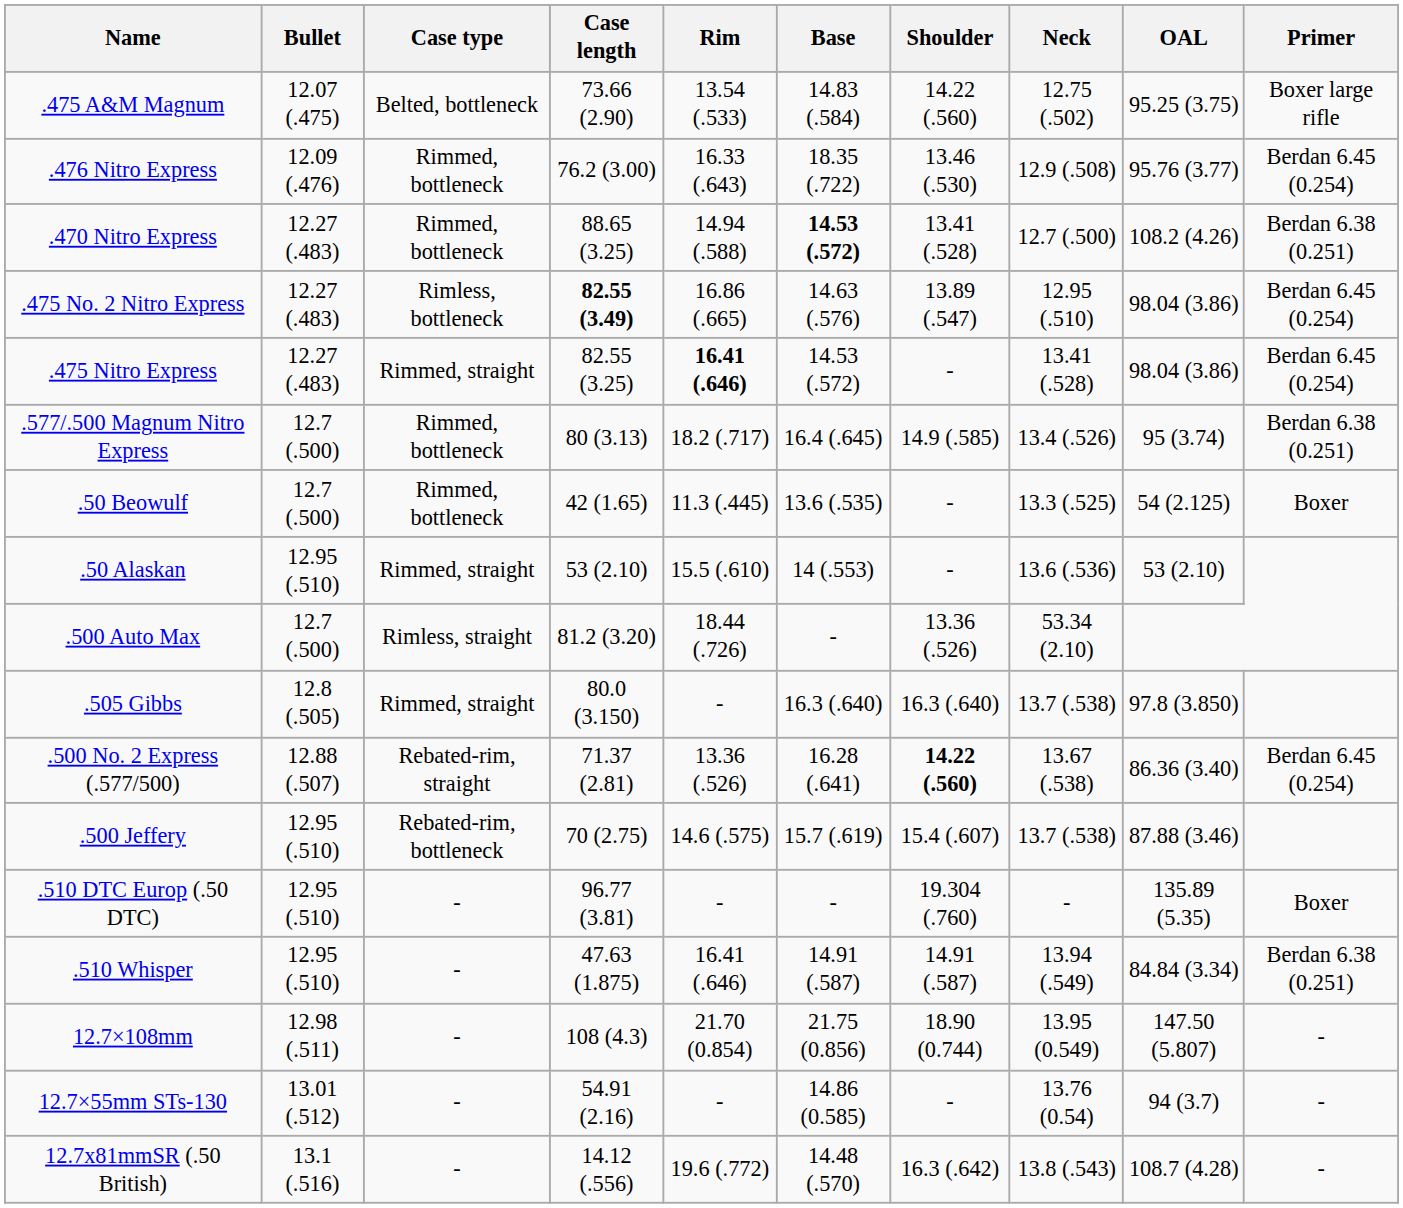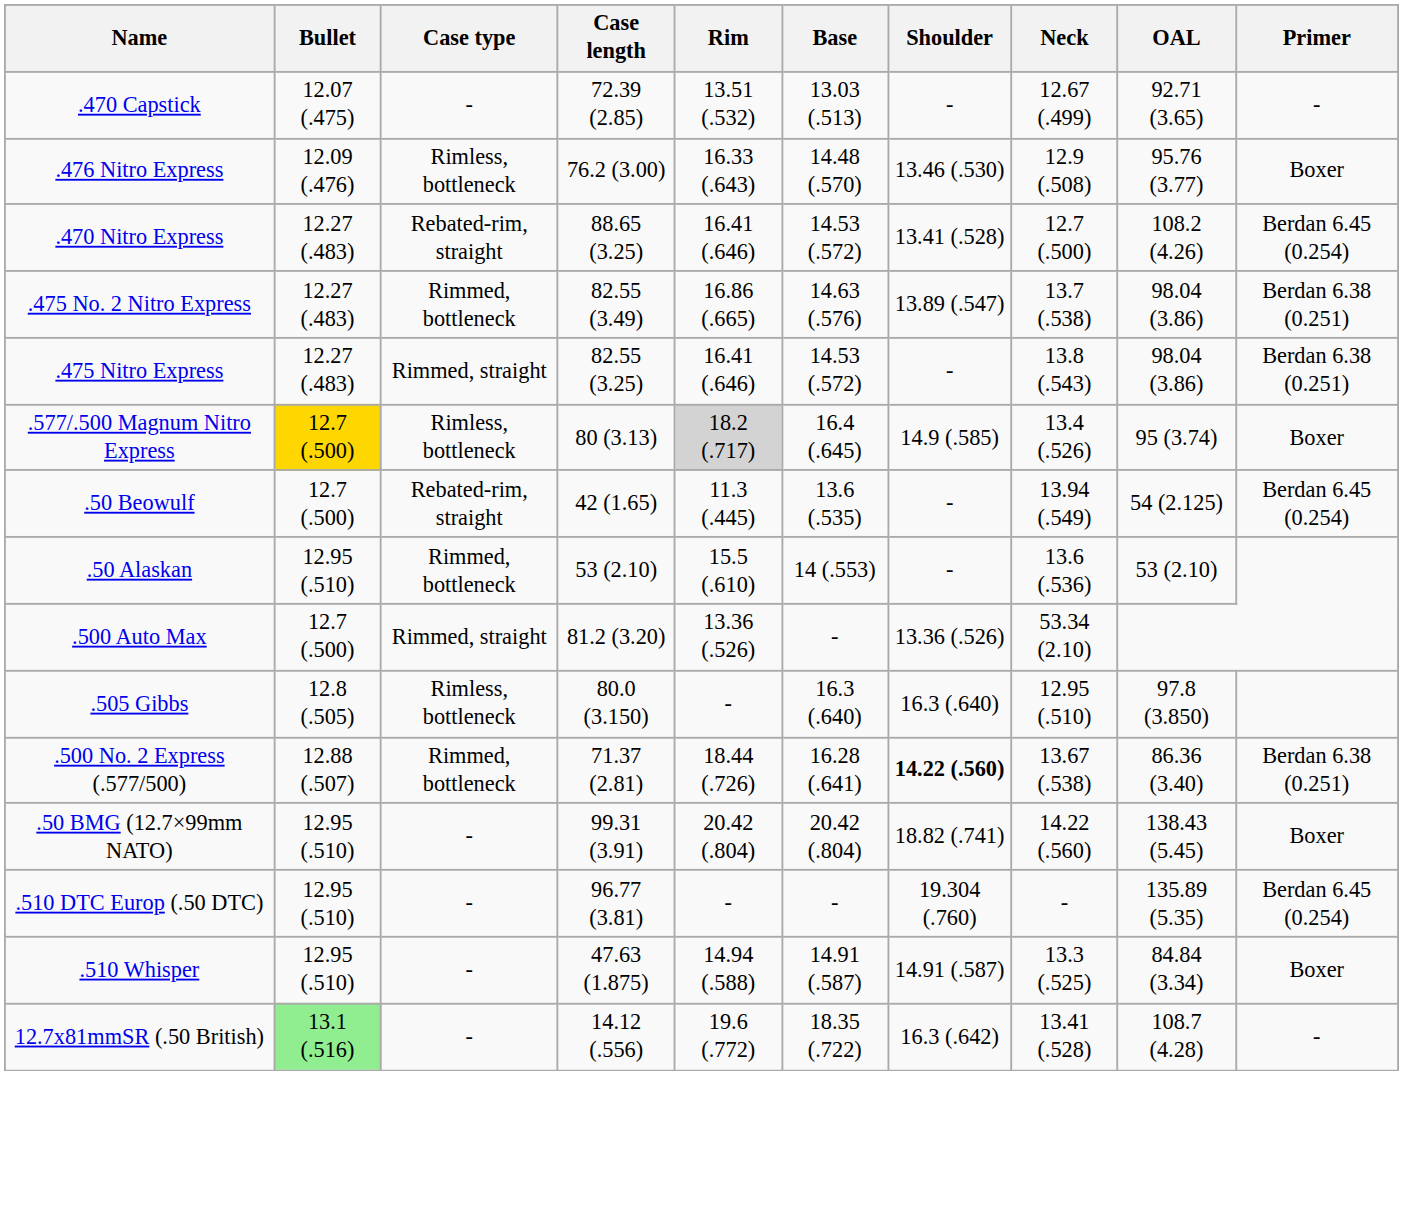- row: (133, 104)
+ row: (139, 104)
(457, 170) Rimmed, bottleneck -> (469, 170) Rimless, bottleneck
(833, 170) 18.35 (.722) -> (835, 170) 14.48 (.570)
(1321, 170) Berdan 6.45 (0.254) -> (1317, 170) Boxer
(457, 237) Rimmed, bottleneck -> (469, 237) Rebated-rim, straight
(720, 237) 14.94 (.588) -> (728, 237) 16.41 (.646)
(833, 237) bold -> (835, 237) normal
(1321, 237) Berdan 6.38 (0.251) -> (1317, 237) Berdan 6.45 (0.254)
(457, 303) Rimless, bottleneck -> (469, 303) Rimmed, bottleneck
(607, 303) bold -> (616, 303) normal
(1067, 303) 12.95 (.510) -> (1064, 303) 13.7 (.538)
(1321, 303) Berdan 6.45 (0.254) -> (1317, 303) Berdan 6.38 (0.251)
(720, 370) bold -> (728, 370) normal
(1067, 370) 13.41 (.528) -> (1064, 370) 13.8 (.543)
(1321, 370) Berdan 6.45 (0.254) -> (1317, 370) Berdan 6.38 (0.251)
(312, 437) no background -> (327, 437) gold background
(457, 437) Rimmed, bottleneck -> (469, 437) Rimless, bottleneck
(720, 437) no background -> (728, 437) lightgrey background
(1321, 437) Berdan 6.38 (0.251) -> (1317, 437) Boxer
(457, 503) Rimmed, bottleneck -> (469, 503) Rebated-rim, straight
(1067, 503) 13.3 (.525) -> (1064, 503) 13.94 (.549)
(1321, 503) Boxer -> (1317, 503) Berdan 6.45 (0.254)
(457, 570) Rimmed, straight -> (469, 570) Rimmed, bottleneck
(457, 636) Rimless, straight -> (469, 636) Rimmed, straight
(720, 636) 18.44 (.726) -> (728, 636) 13.36 (.526)
(457, 703) Rimmed, straight -> (469, 703) Rimless, bottleneck
(1067, 703) 13.7 (.538) -> (1064, 703) 12.95 (.510)
(457, 769) Rebated-rim, straight -> (469, 769) Rimmed, bottleneck
(720, 769) 13.36 (.526) -> (728, 769) 18.44 (.726)
(1321, 769) Berdan 6.45 (0.254) -> (1317, 769) Berdan 6.38 (0.251)
- row: (133, 836)
+ row: (139, 836)
(1321, 902) Boxer -> (1317, 902) Berdan 6.45 (0.254)
(720, 969) 16.41 (.646) -> (728, 969) 14.94 (.588)
(1067, 969) 13.94 (.549) -> (1064, 969) 13.3 (.525)
(1321, 969) Berdan 6.38 (0.251) -> (1317, 969) Boxer
- row: (133, 1036)
- row: (133, 1102)
(312, 1169) no background -> (327, 1036) lightgreen background
(833, 1169) 14.48 (.570) -> (835, 1036) 18.35 (.722)
(1067, 1169) 13.8 (.543) -> (1064, 1036) 13.41 (.528)
